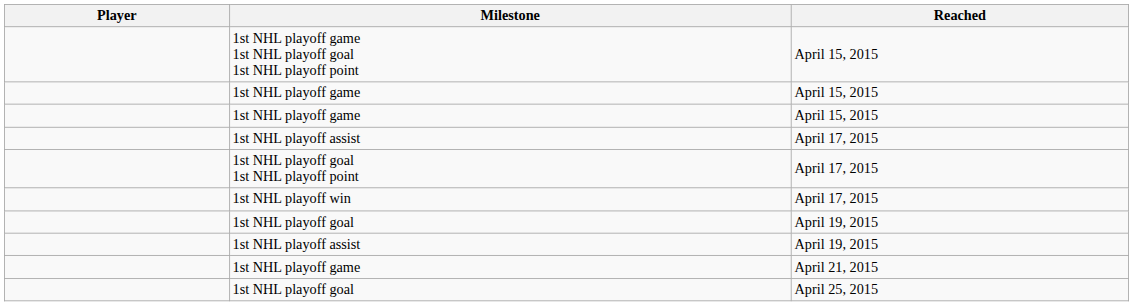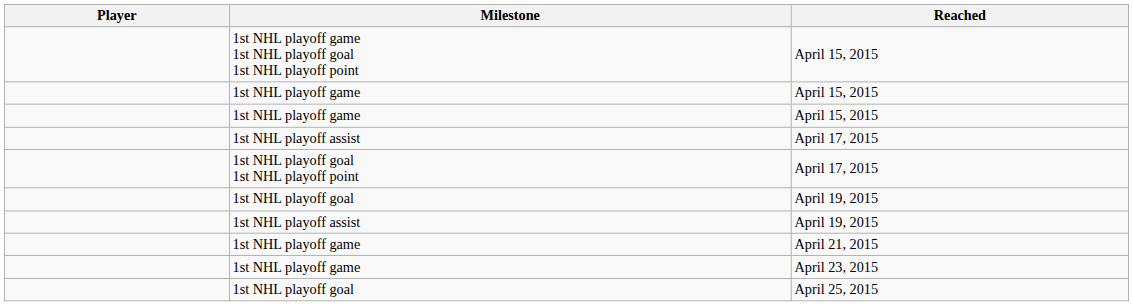- row: (292, 199)
+ row: (296, 267)
